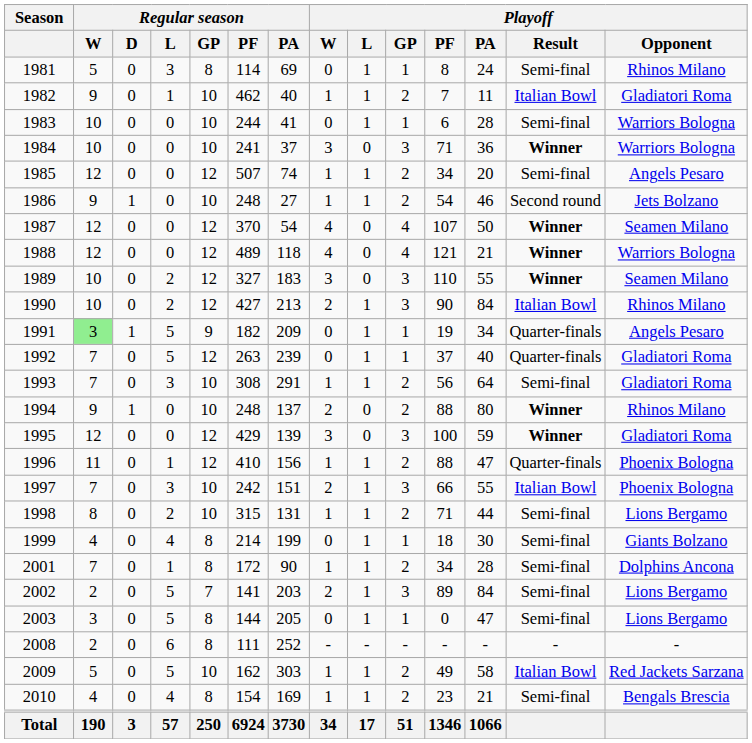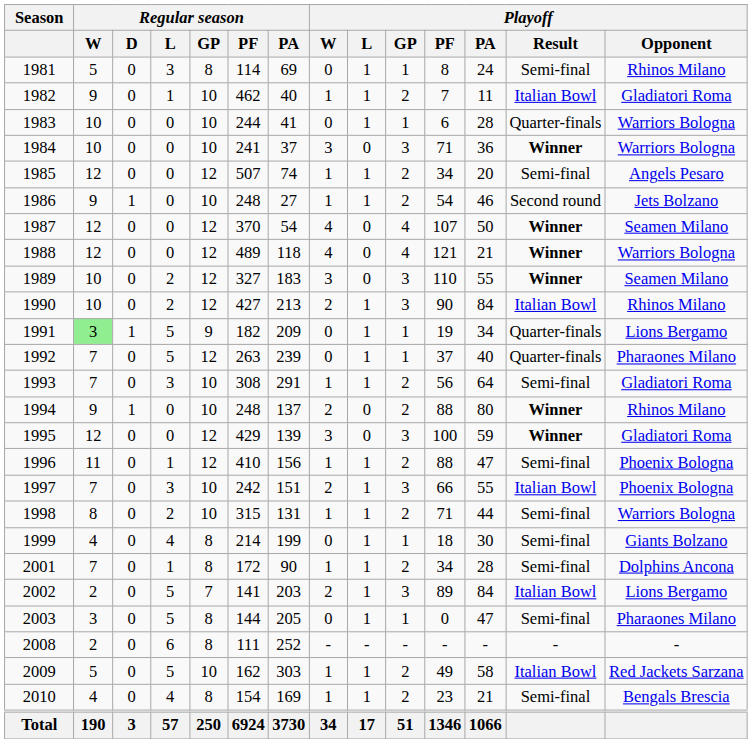(555, 122) Semi-final -> (555, 122) Quarter-finals
(676, 331) Angels Pesaro -> (676, 331) Lions Bergamo
(676, 357) Gladiatori Roma -> (676, 357) Pharaones Milano
(555, 461) Quarter-finals -> (555, 461) Semi-final
(676, 514) Lions Bergamo -> (676, 514) Warriors Bologna
(555, 592) Semi-final -> (555, 592) Italian Bowl
(676, 618) Lions Bergamo -> (676, 618) Pharaones Milano
